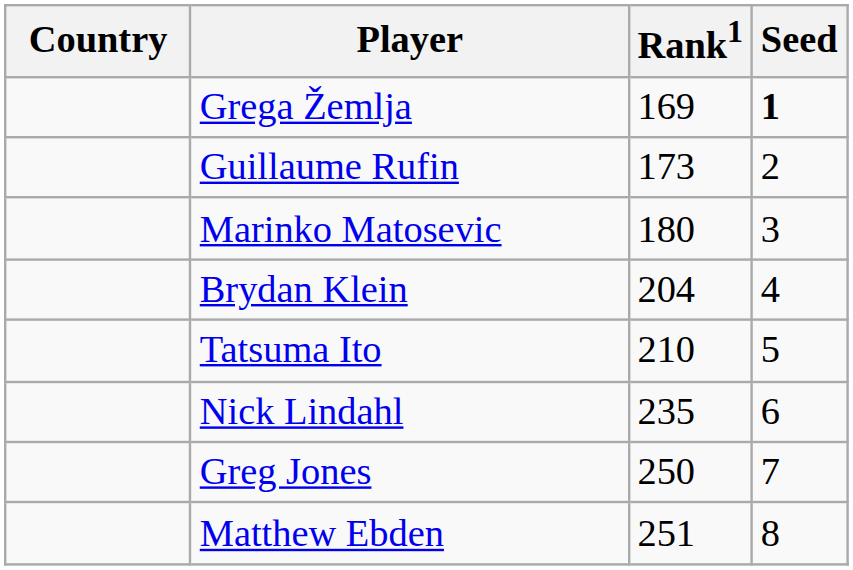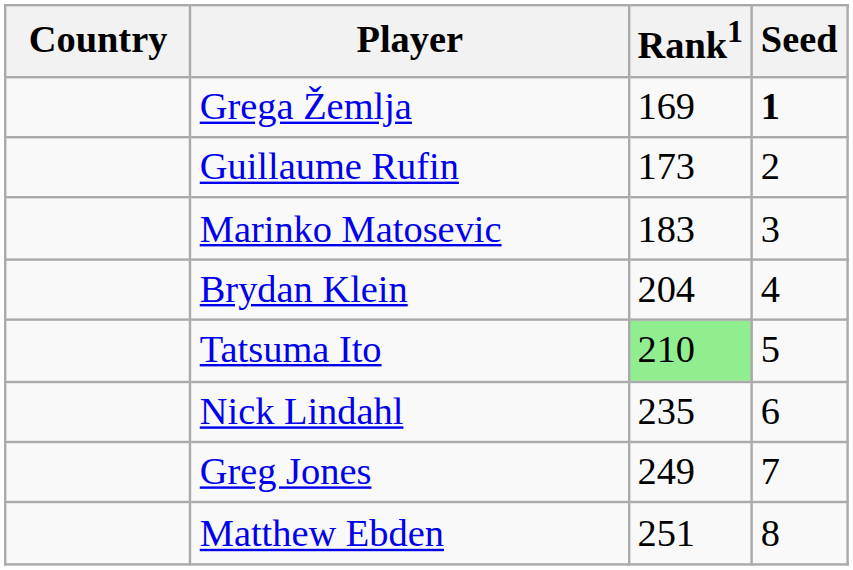(666, 228) 180 -> (666, 228) 183
(666, 349) no background -> (666, 349) lightgreen background
(666, 471) 250 -> (666, 471) 249
